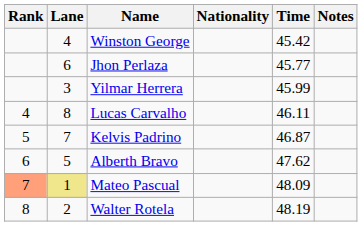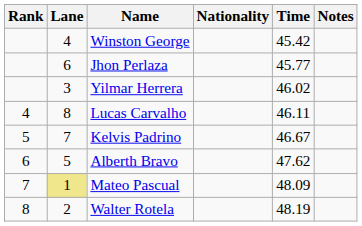(293, 88) 45.99 -> (293, 88) 46.02
(293, 137) 46.87 -> (293, 137) 46.67
(26, 185) lightsalmon background -> (26, 185) no background
